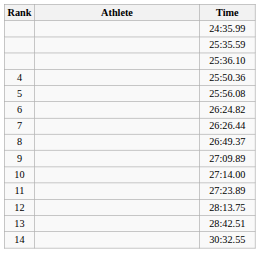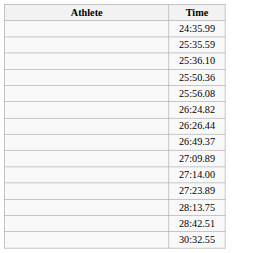- column: (19, 12)
